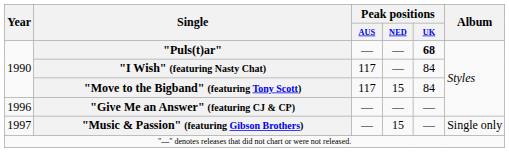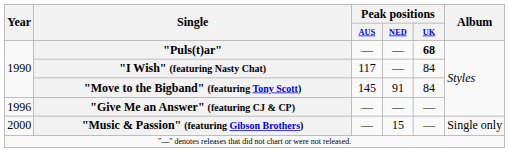(367, 87) 117 -> (367, 87) 145
(398, 87) 15 -> (398, 87) 91
(19, 125) 1997 -> (19, 125) 2000
